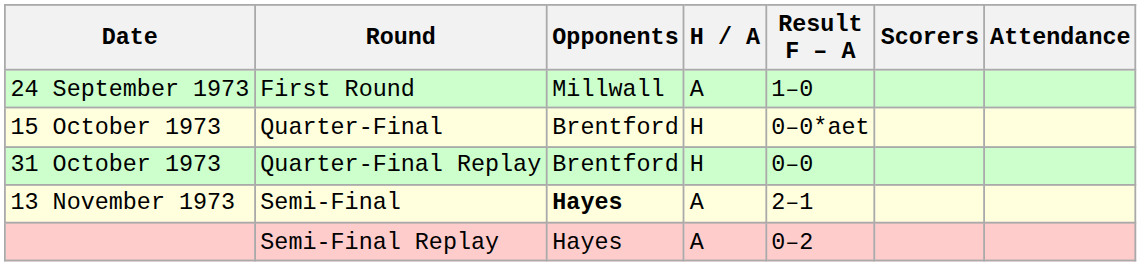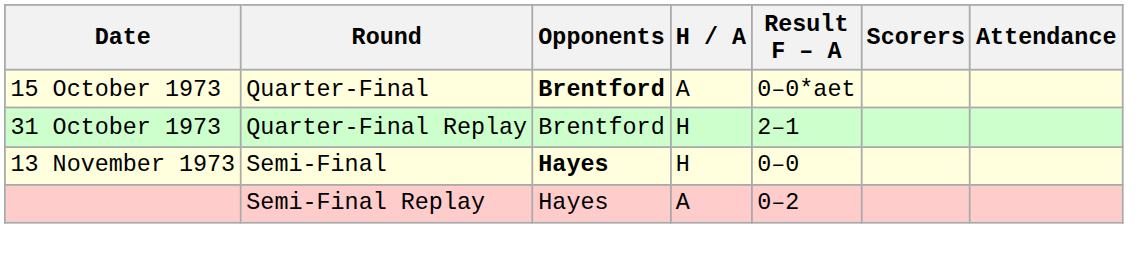- row: (130, 89)
(616, 127) normal -> (601, 89) bold
(697, 127) H -> (683, 89) A
(792, 165) 0–0 -> (778, 127) 2–1
(697, 204) A -> (683, 165) H
(792, 204) 2–1 -> (778, 165) 0–0
